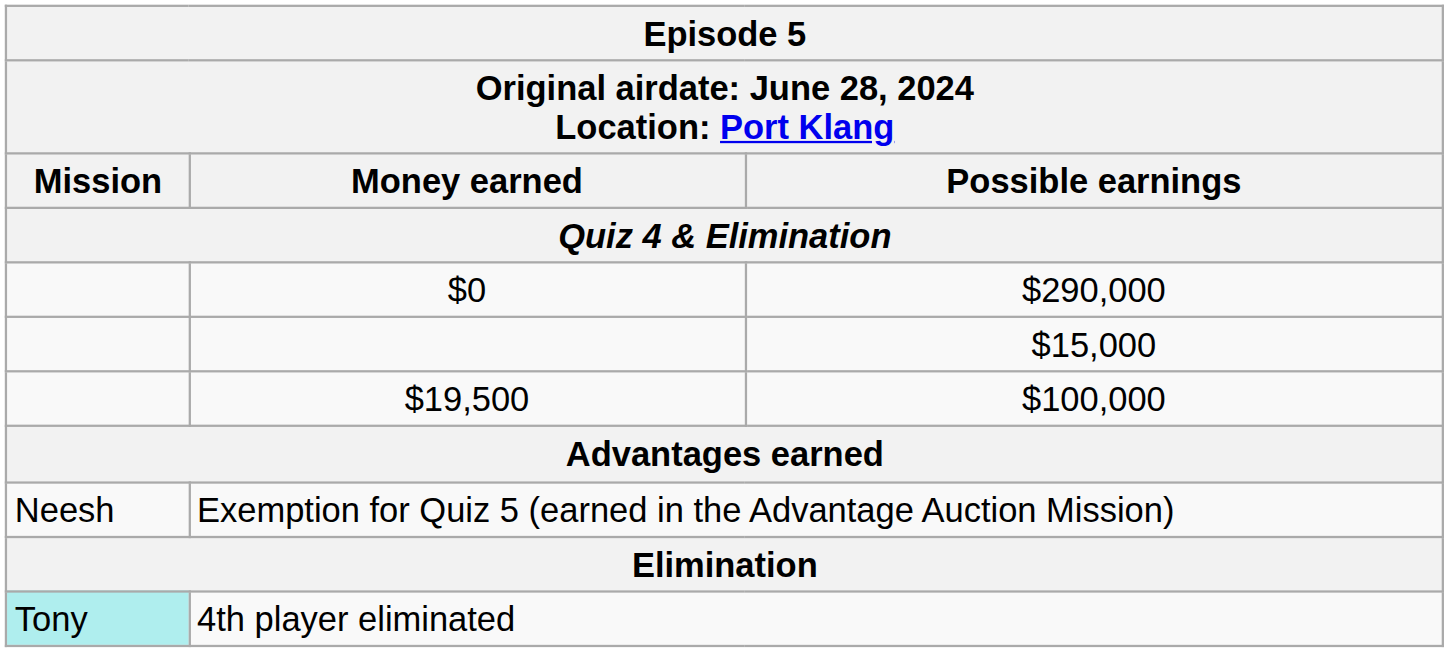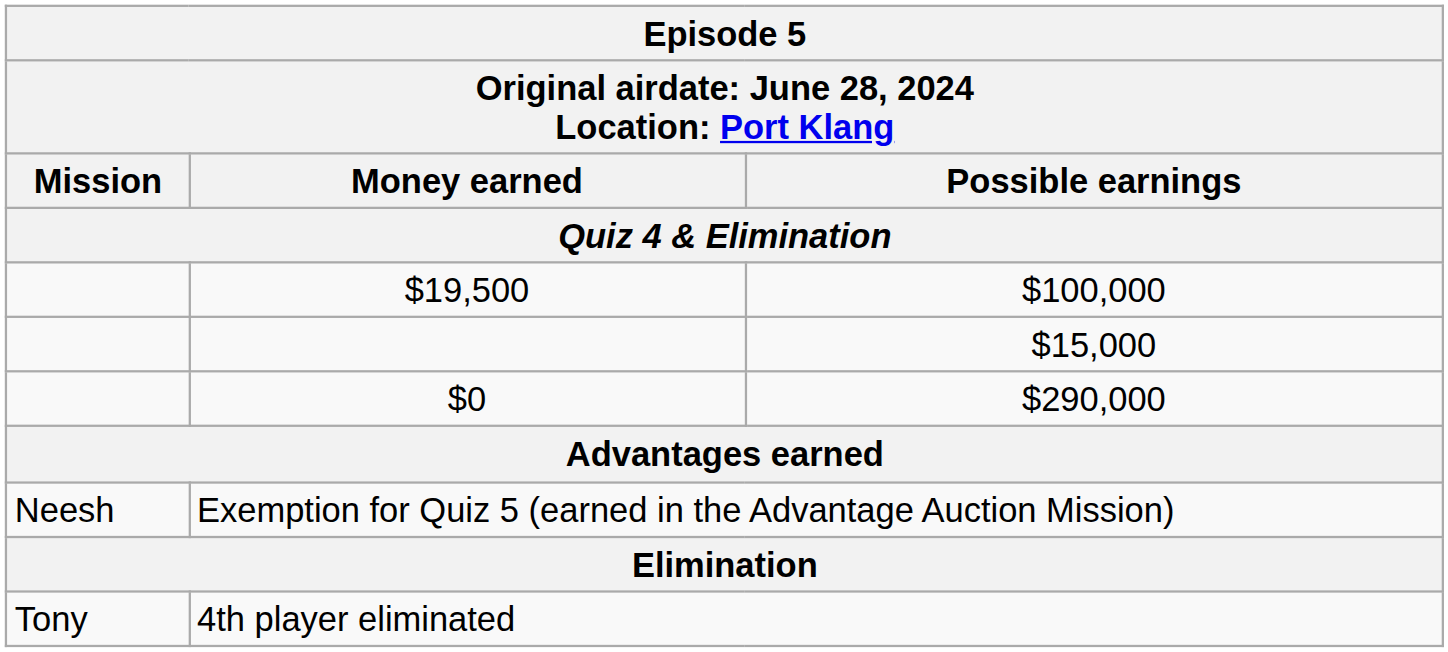rows swapped: (467, 399) <-> (467, 290)
(51, 618) paleturquoise background -> (51, 618) no background
